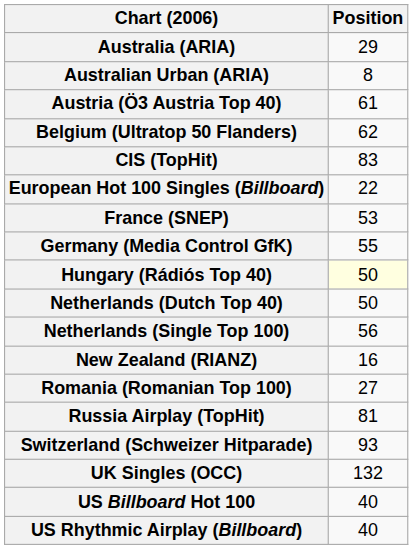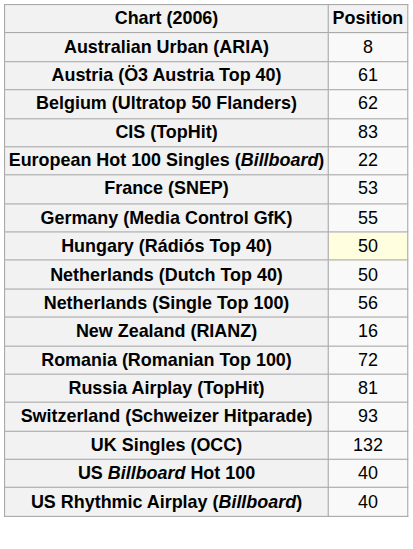- row: (167, 47)
(368, 388) 27 -> (368, 359) 72
